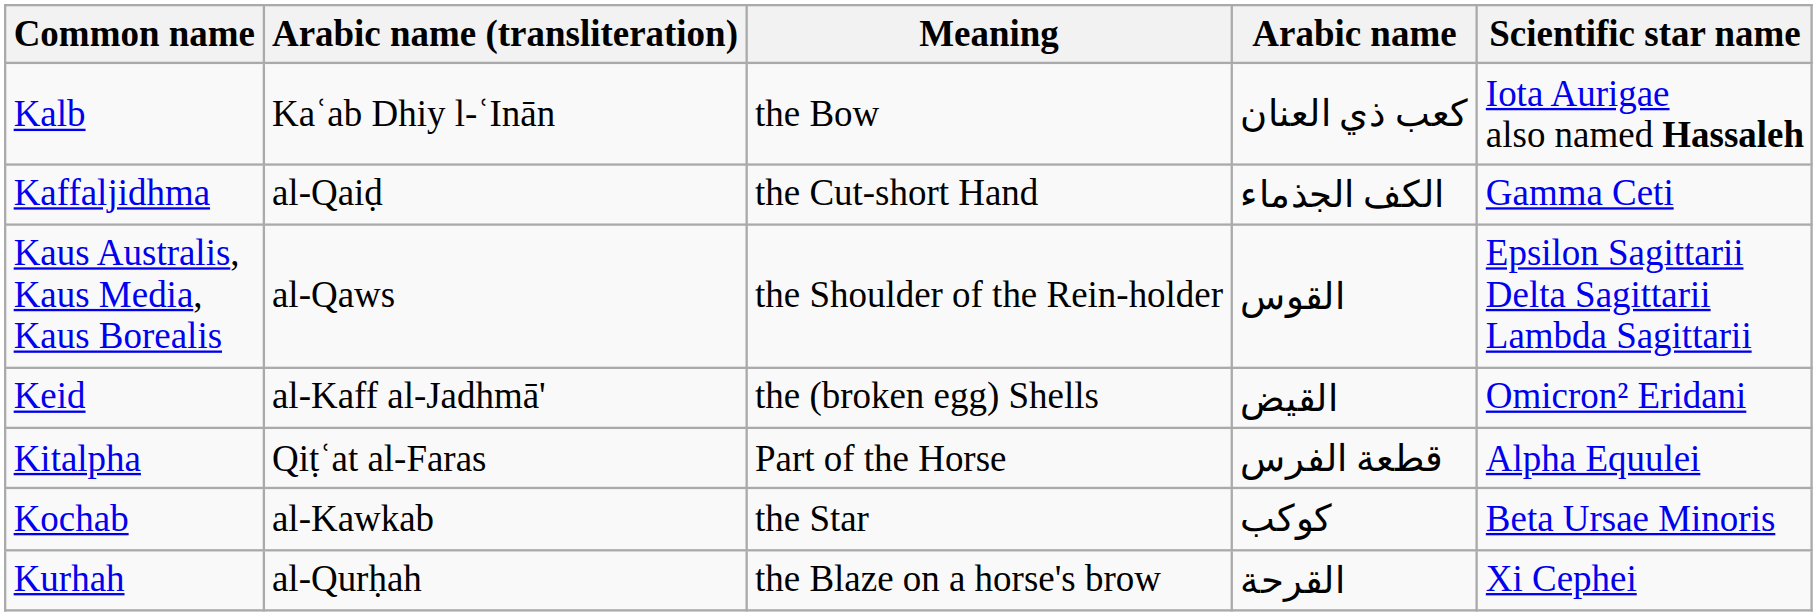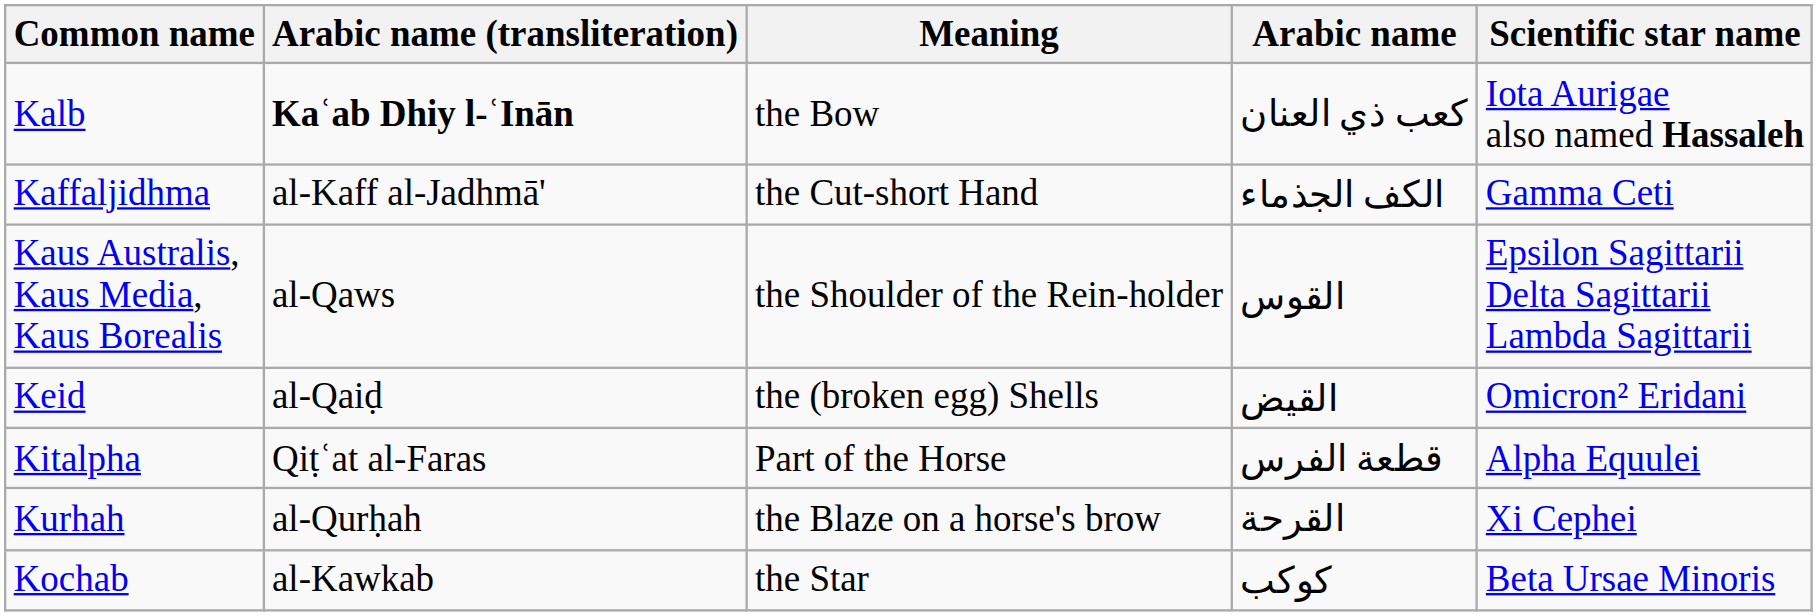(414, 113) normal -> (423, 113) bold
(327, 193) al-Qaiḍ -> (409, 193) al-Kaff al-Jadhmā'
(409, 396) al-Kaff al-Jadhmā' -> (327, 396) al-Qaiḍ
rows swapped: (71, 518) <-> (69, 579)
